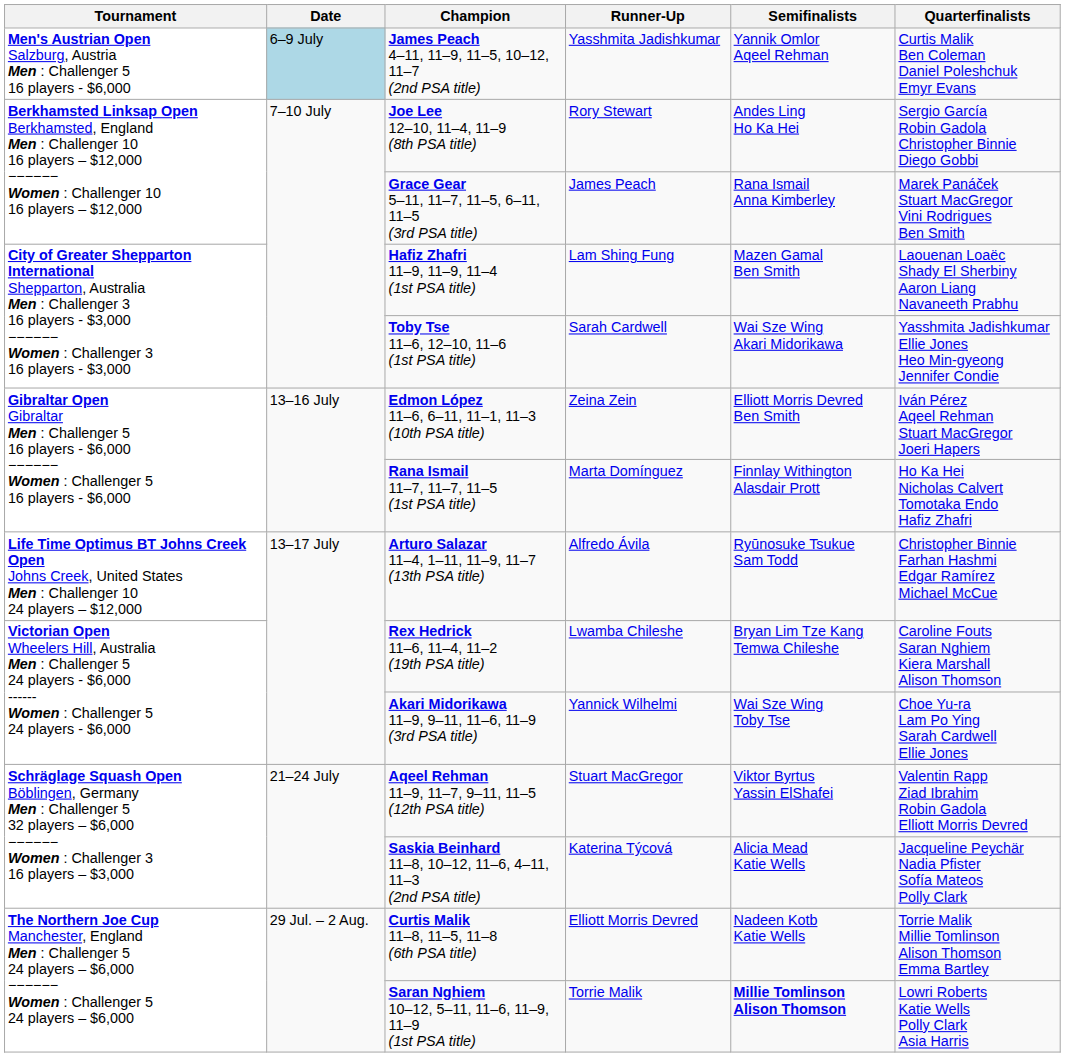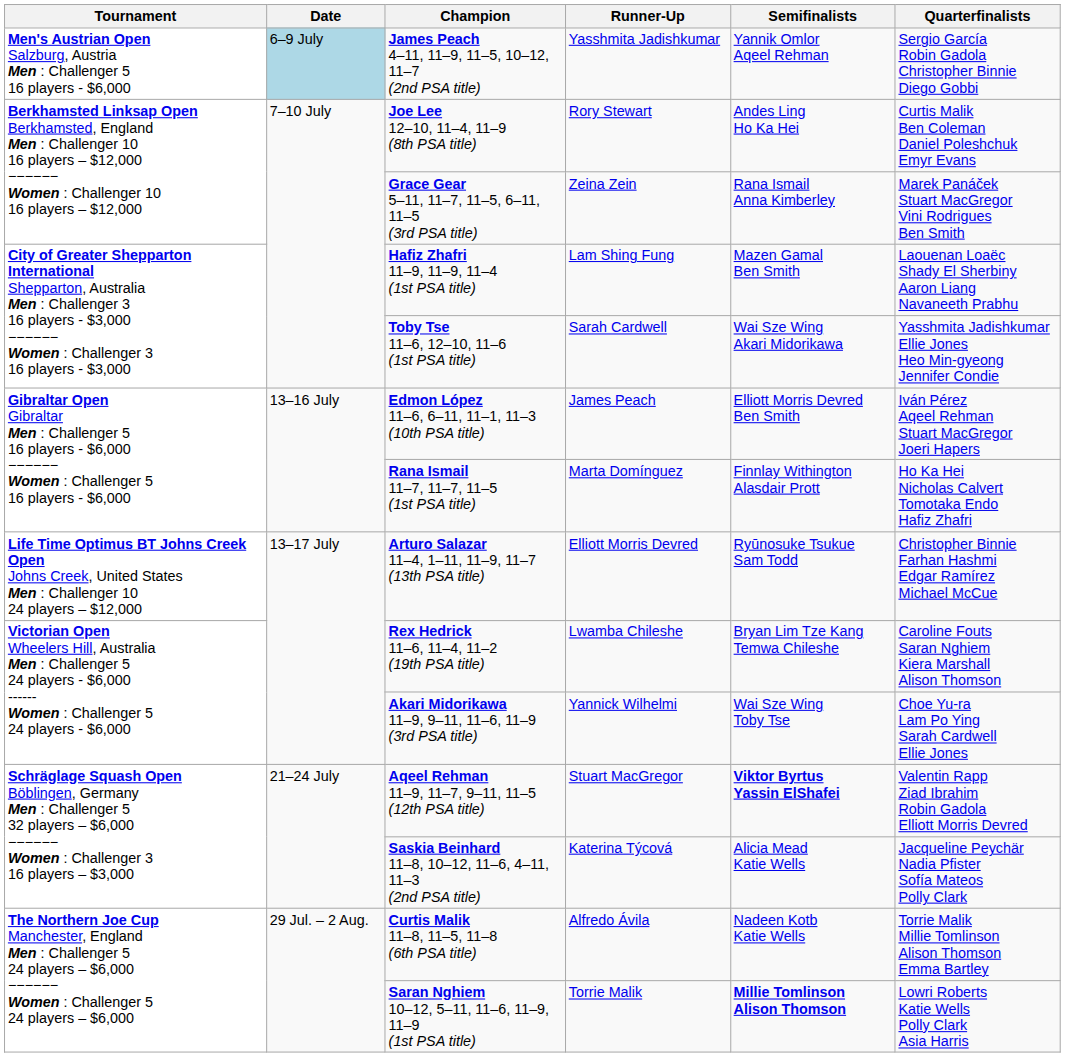(958, 64) Curtis Malik Ben Coleman Daniel Poleshchuk Emyr Evans -> (958, 64) Sergio García Robin Gadola Christopher Binnie Diego Gobbi
(958, 136) Sergio García Robin Gadola Christopher Binnie Diego Gobbi -> (958, 136) Curtis Malik Ben Coleman Daniel Poleshchuk Emyr Evans
(612, 183) James Peach -> (603, 183) Zeina Zein
(603, 399) Zeina Zein -> (612, 399) James Peach
(609, 543) Alfredo Ávila -> (633, 543) Elliott Morris Devred
(783, 784) normal -> (787, 784) bold
(633, 920) Elliott Morris Devred -> (609, 920) Alfredo Ávila
